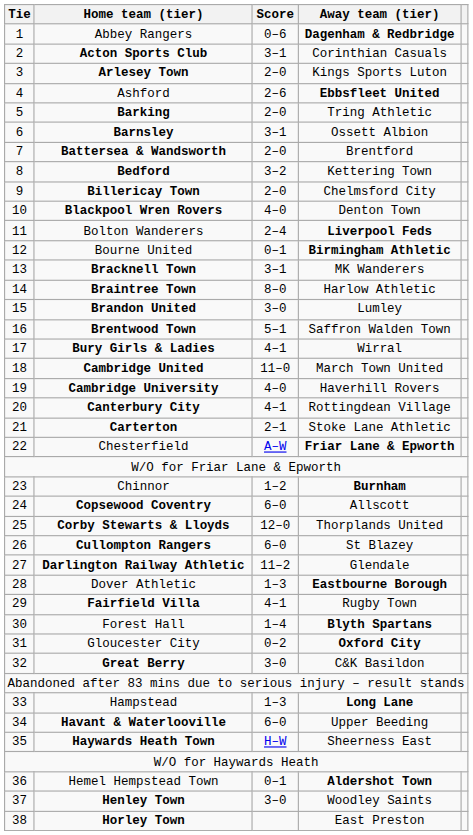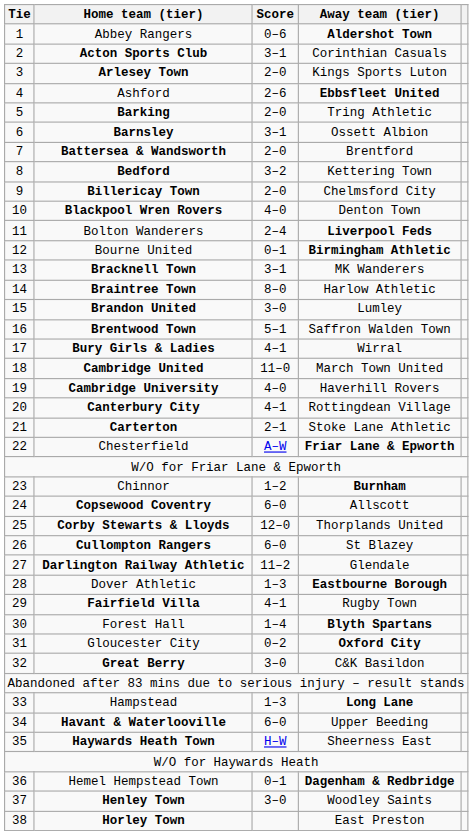(380, 34) Dagenham & Redbridge -> (380, 34) Aldershot Town
(380, 782) Aldershot Town -> (380, 782) Dagenham & Redbridge
